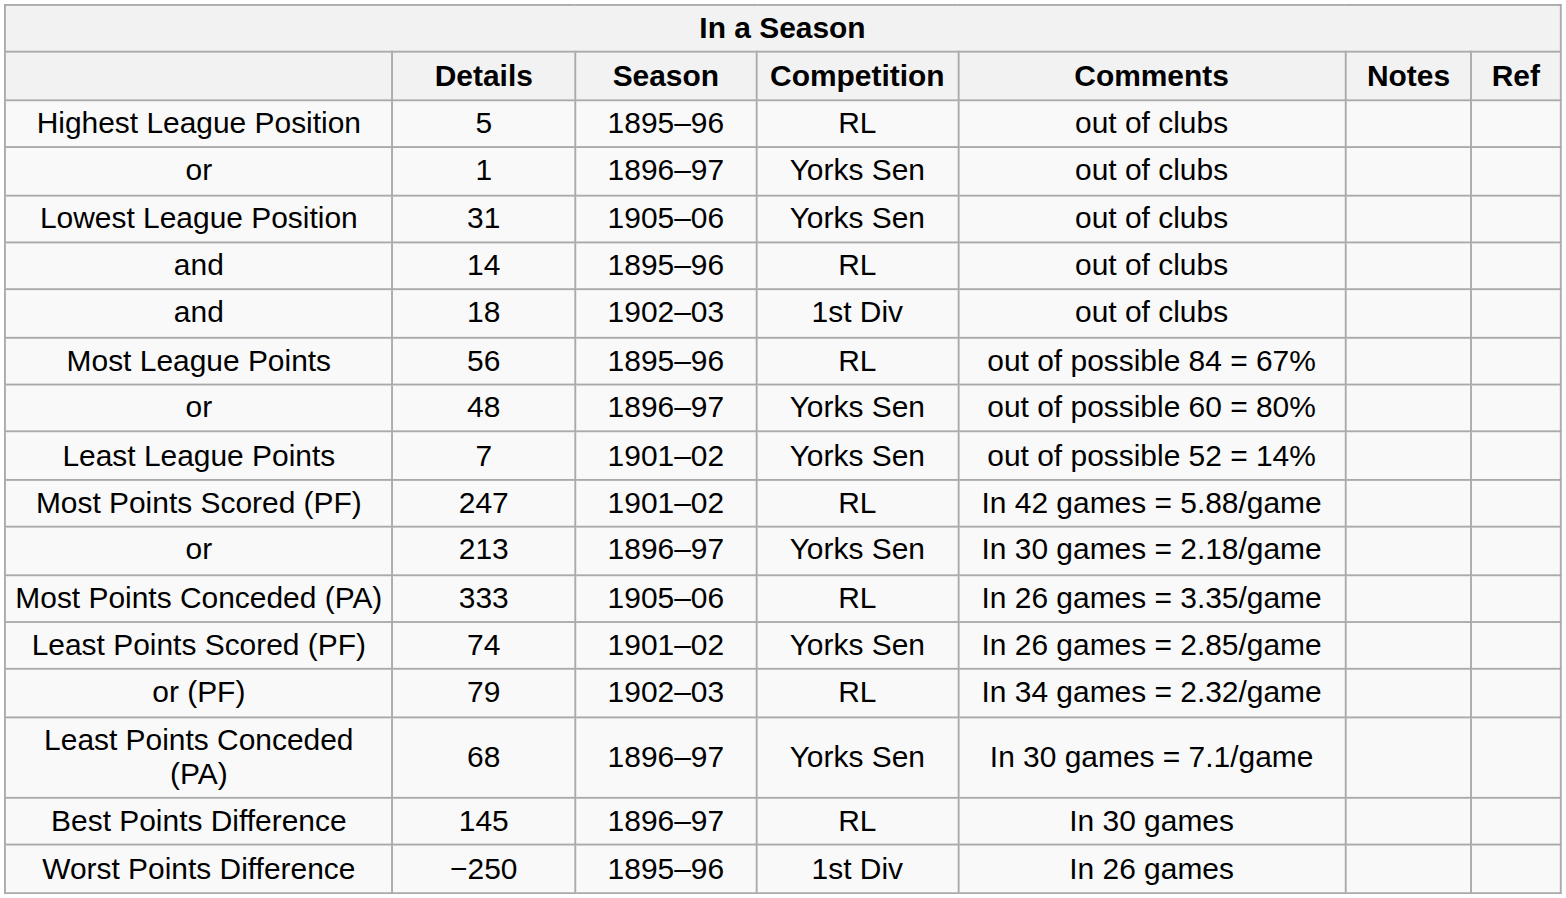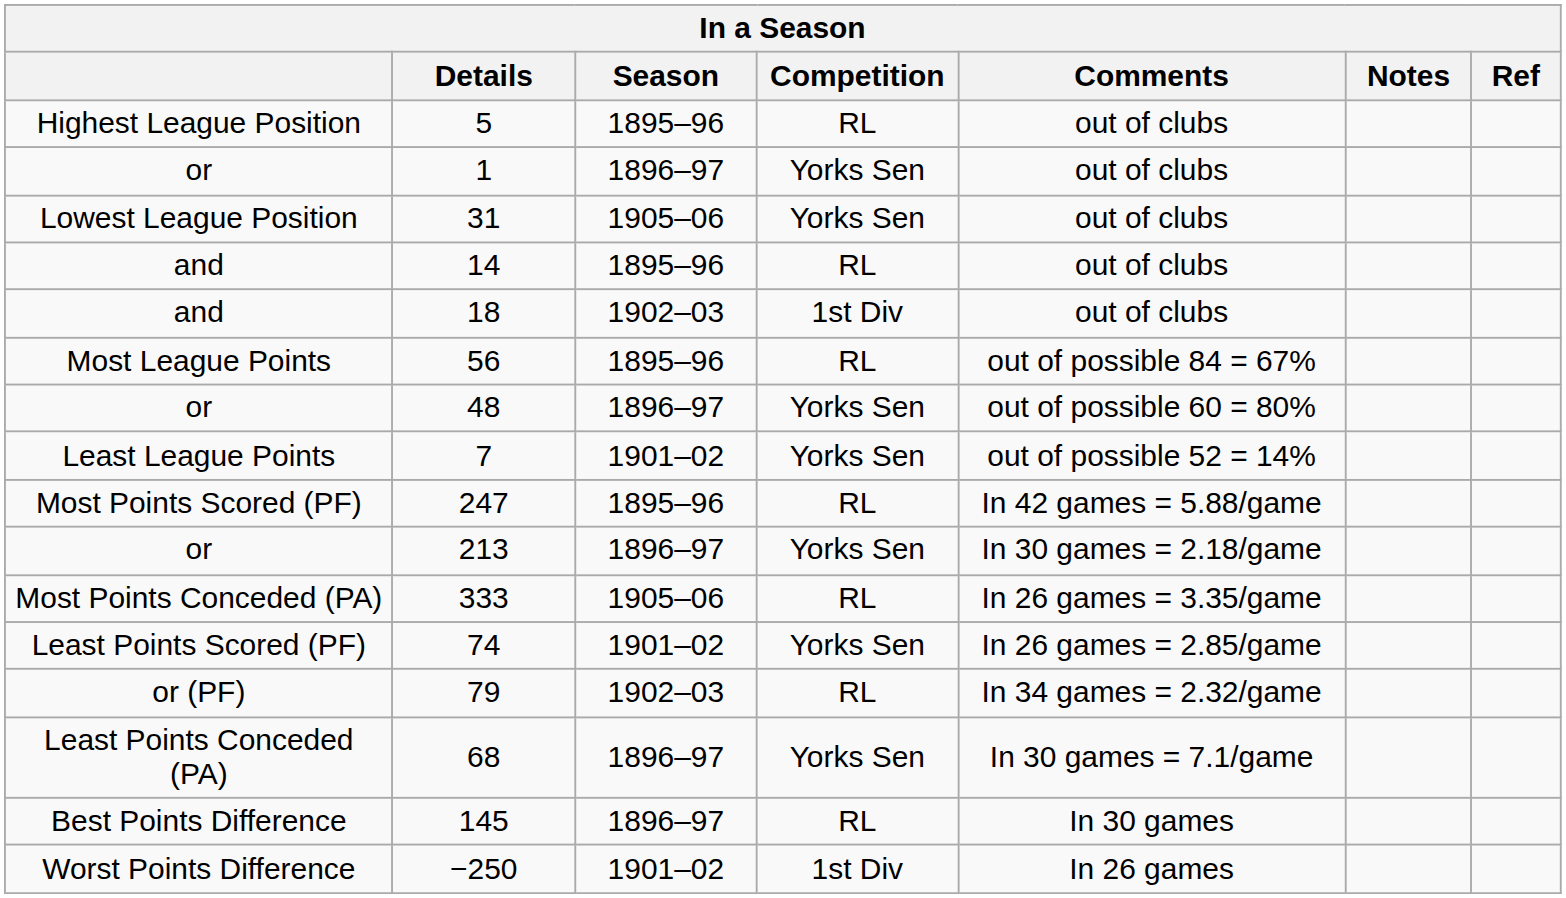(666, 502) 1901–02 -> (666, 502) 1895–96
(666, 868) 1895–96 -> (666, 868) 1901–02
